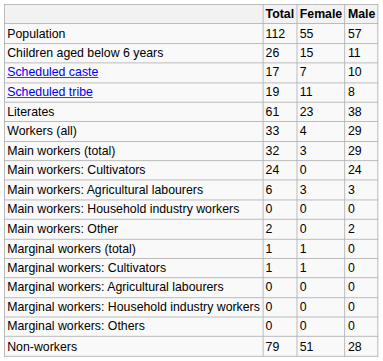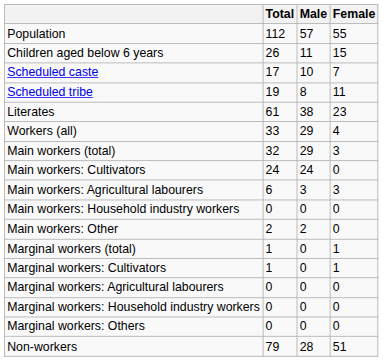columns swapped: (362, 14) <-> (321, 14)
